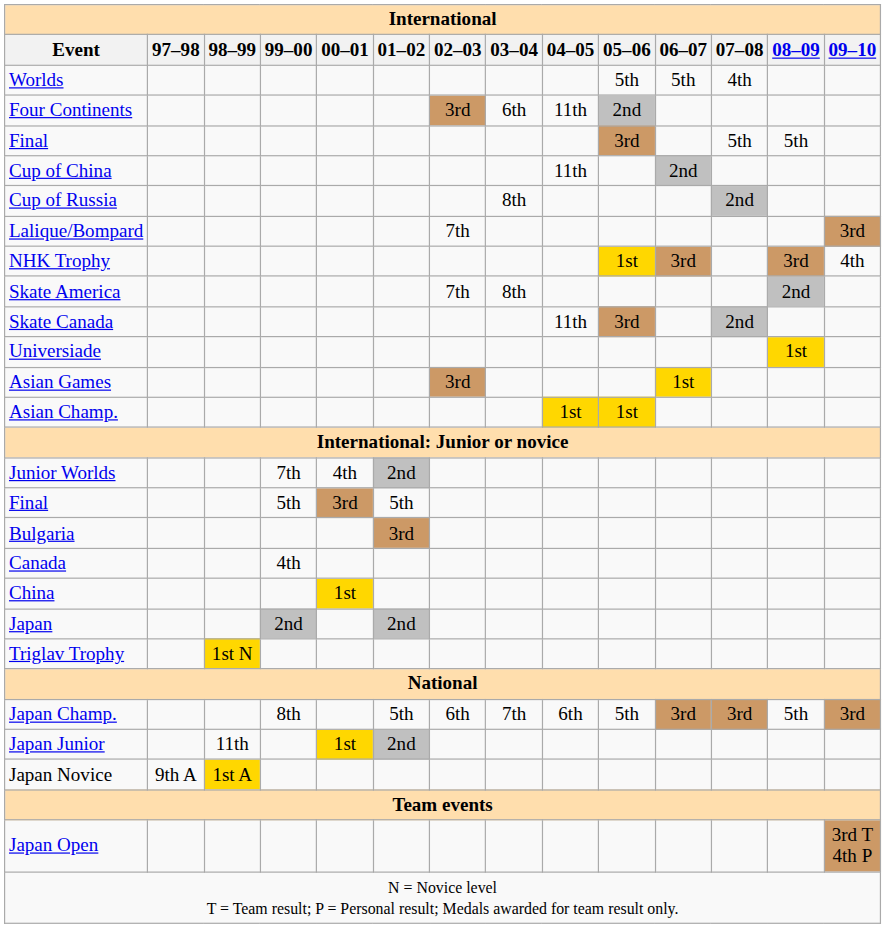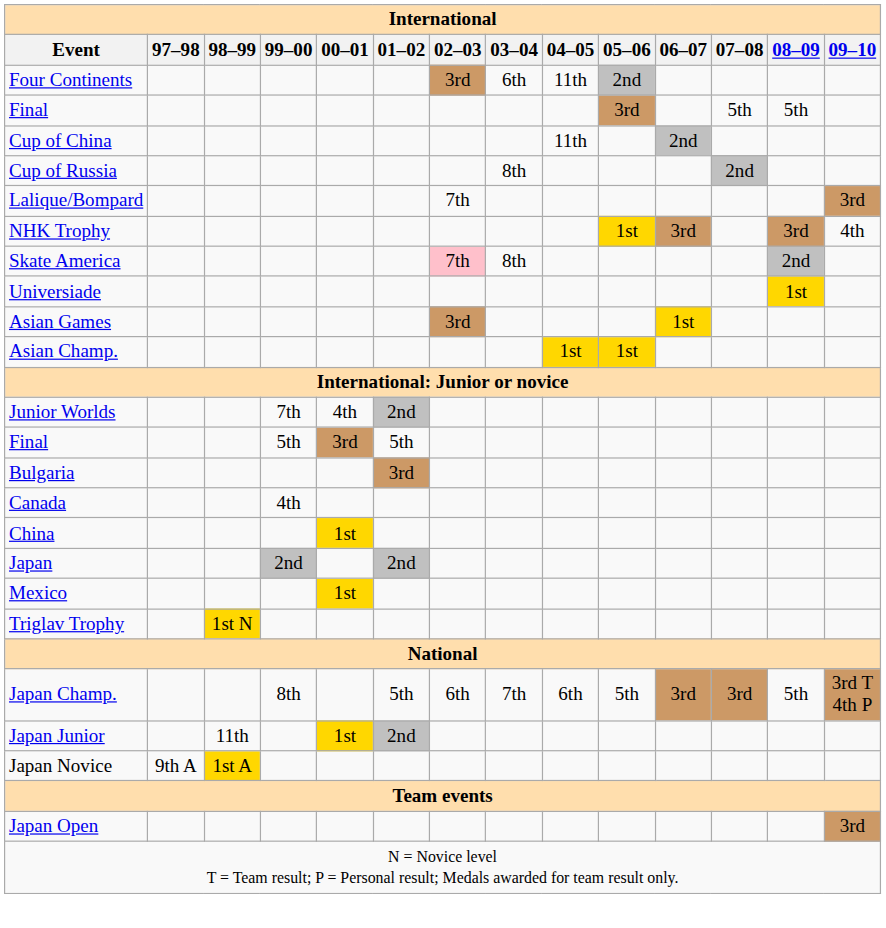- row: (36, 79)
(458, 291) no background -> (458, 261) pink background
- row: (61, 321)
+ row: (38, 593)
(852, 714) 3rd -> (852, 694) 3rd T 4th P
(852, 845) 3rd T 4th P -> (852, 826) 3rd
